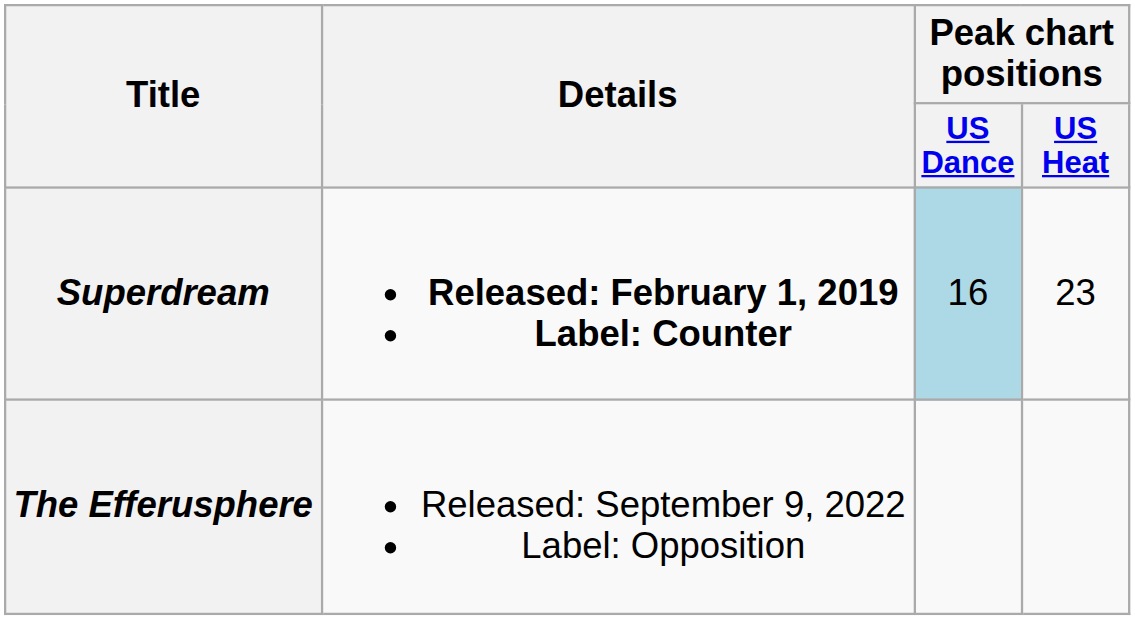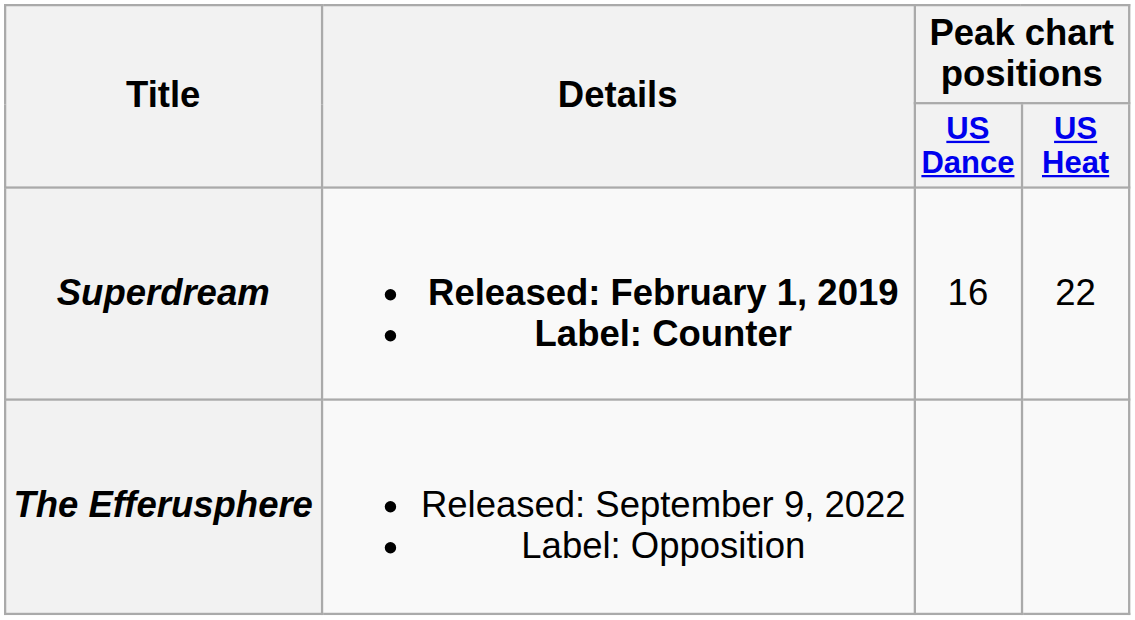(968, 292) lightblue background -> (968, 292) no background
(1076, 292) 23 -> (1076, 292) 22
